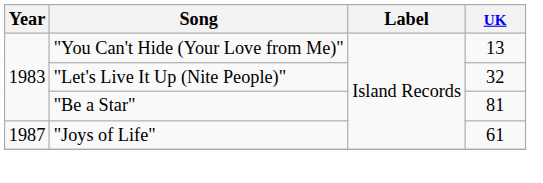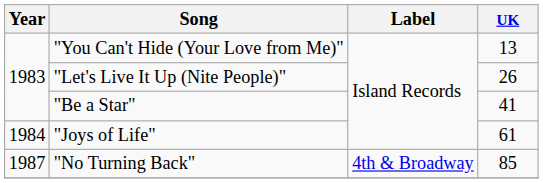(495, 76) 32 -> (508, 76) 26
(495, 105) 81 -> (508, 105) 41
(27, 134) 1987 -> (27, 134) 1984
+ row: (124, 163)
